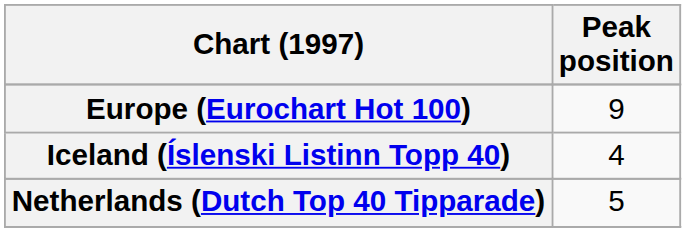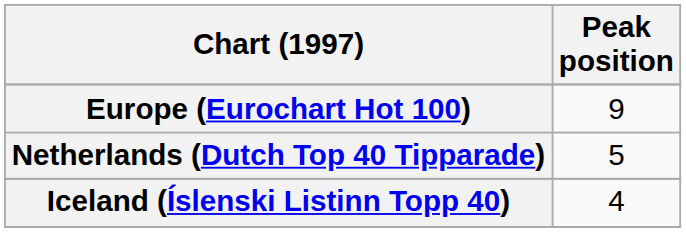rows swapped: (278, 155) <-> (278, 202)
